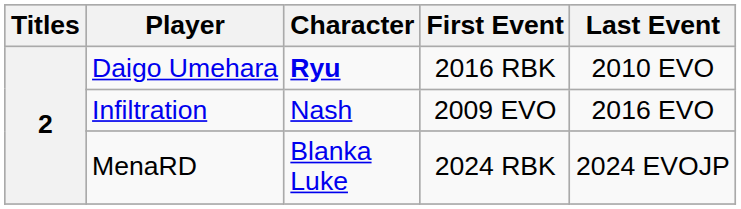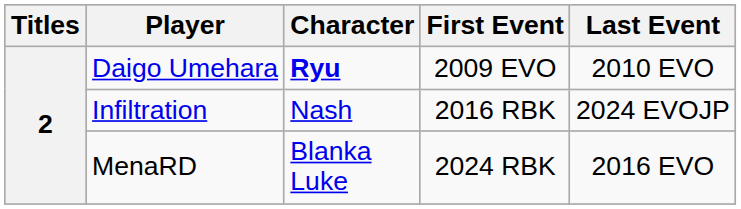(495, 67) 2016 RBK -> (495, 67) 2009 EVO
(495, 109) 2009 EVO -> (495, 109) 2016 RBK
(653, 109) 2016 EVO -> (653, 109) 2024 EVOJP
(653, 166) 2024 EVOJP -> (653, 166) 2016 EVO
